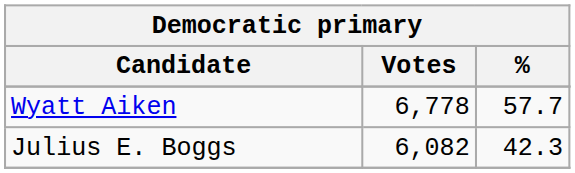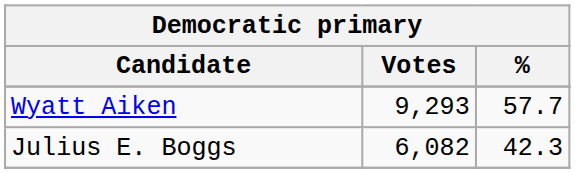(432, 107) 6,778 -> (432, 107) 9,293
